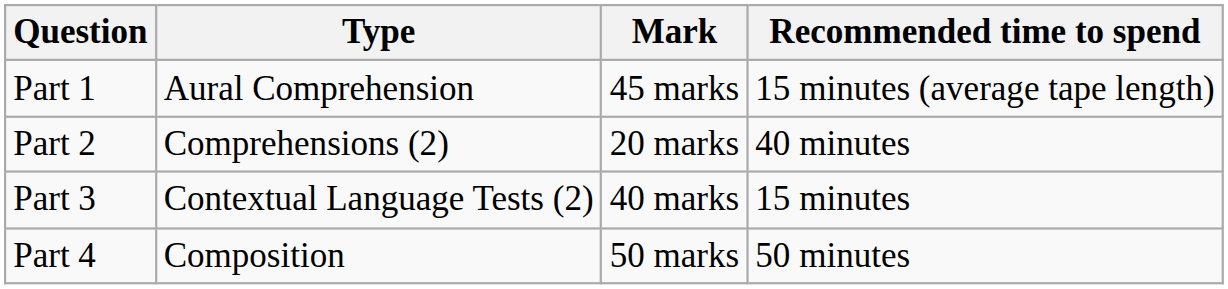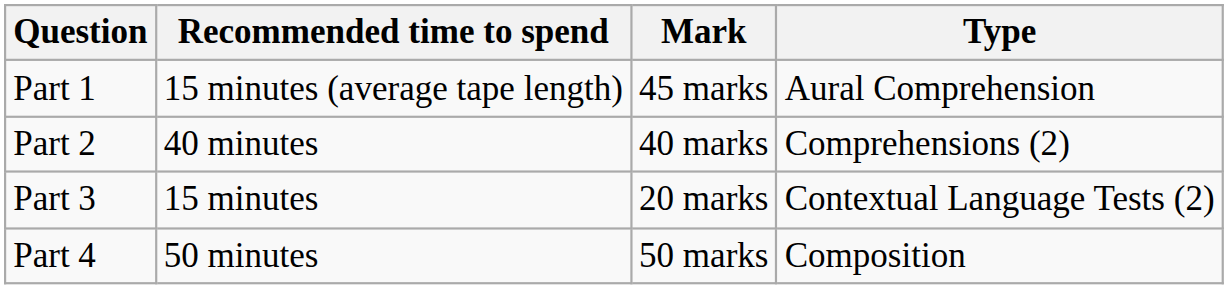columns swapped: (379, 32) <-> (985, 32)
(674, 143) 20 marks -> (704, 143) 40 marks
(674, 198) 40 marks -> (704, 198) 20 marks
